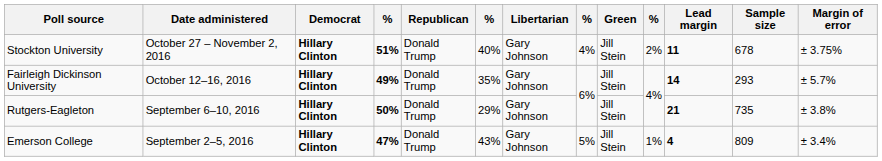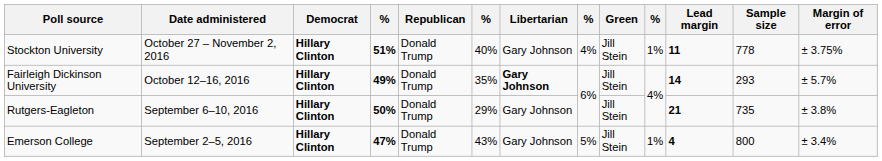(654, 50) 2% -> (655, 50) 1%
(744, 50) 678 -> (745, 50) 778
(527, 80) normal -> (526, 80) bold
(744, 141) 809 -> (745, 141) 800
